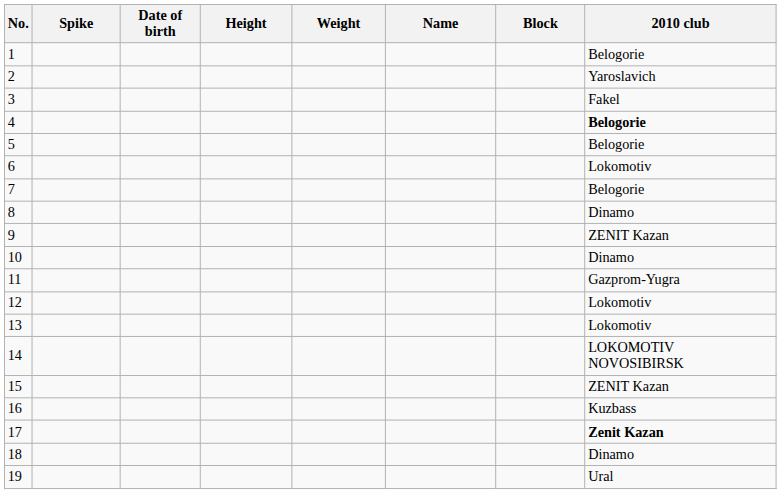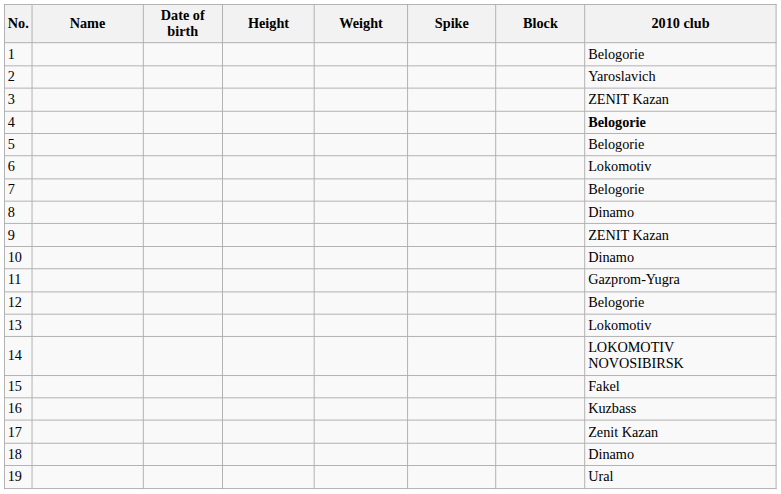columns swapped: (441, 23) <-> (76, 23)
(604, 99) Fakel -> (629, 99) ZENIT Kazan
(620, 302) Lokomotiv -> (616, 302) Belogorie
(629, 386) ZENIT Kazan -> (604, 386) Fakel
(626, 431) bold -> (623, 431) normal
